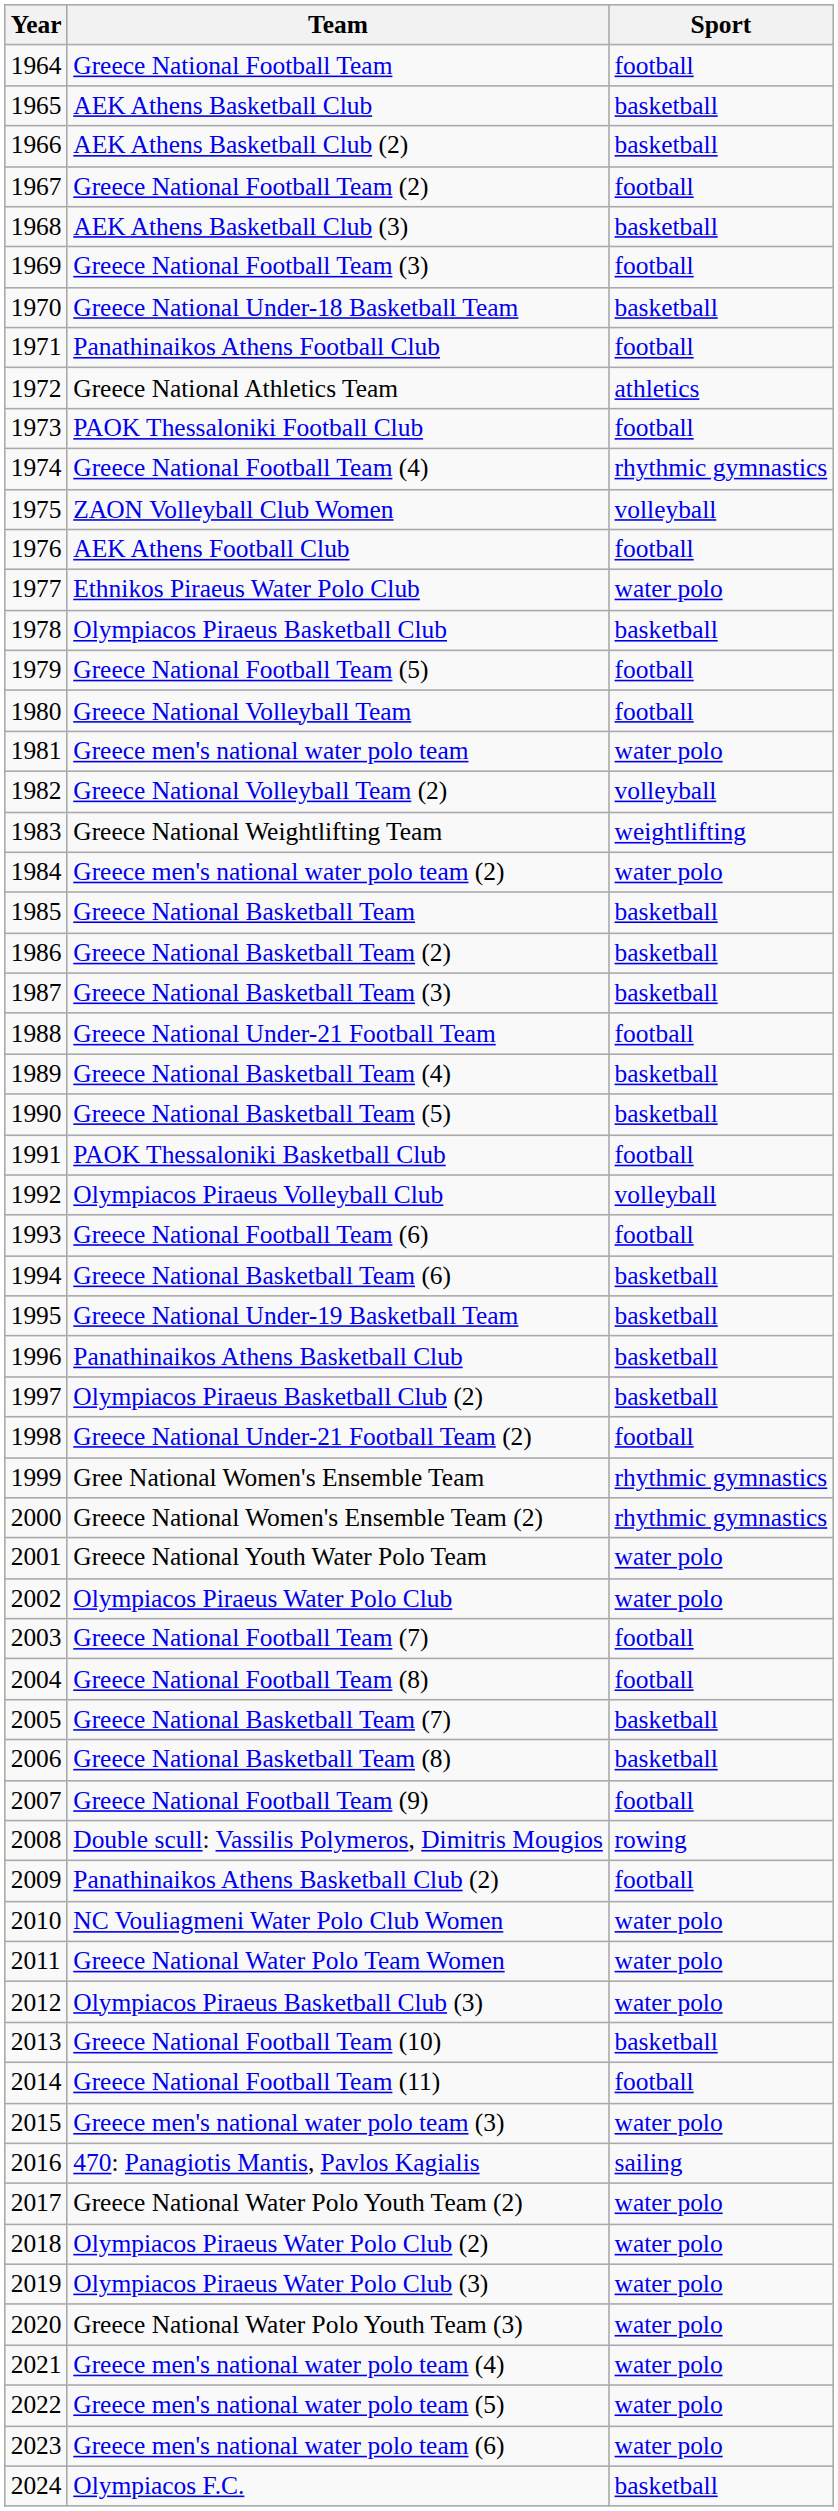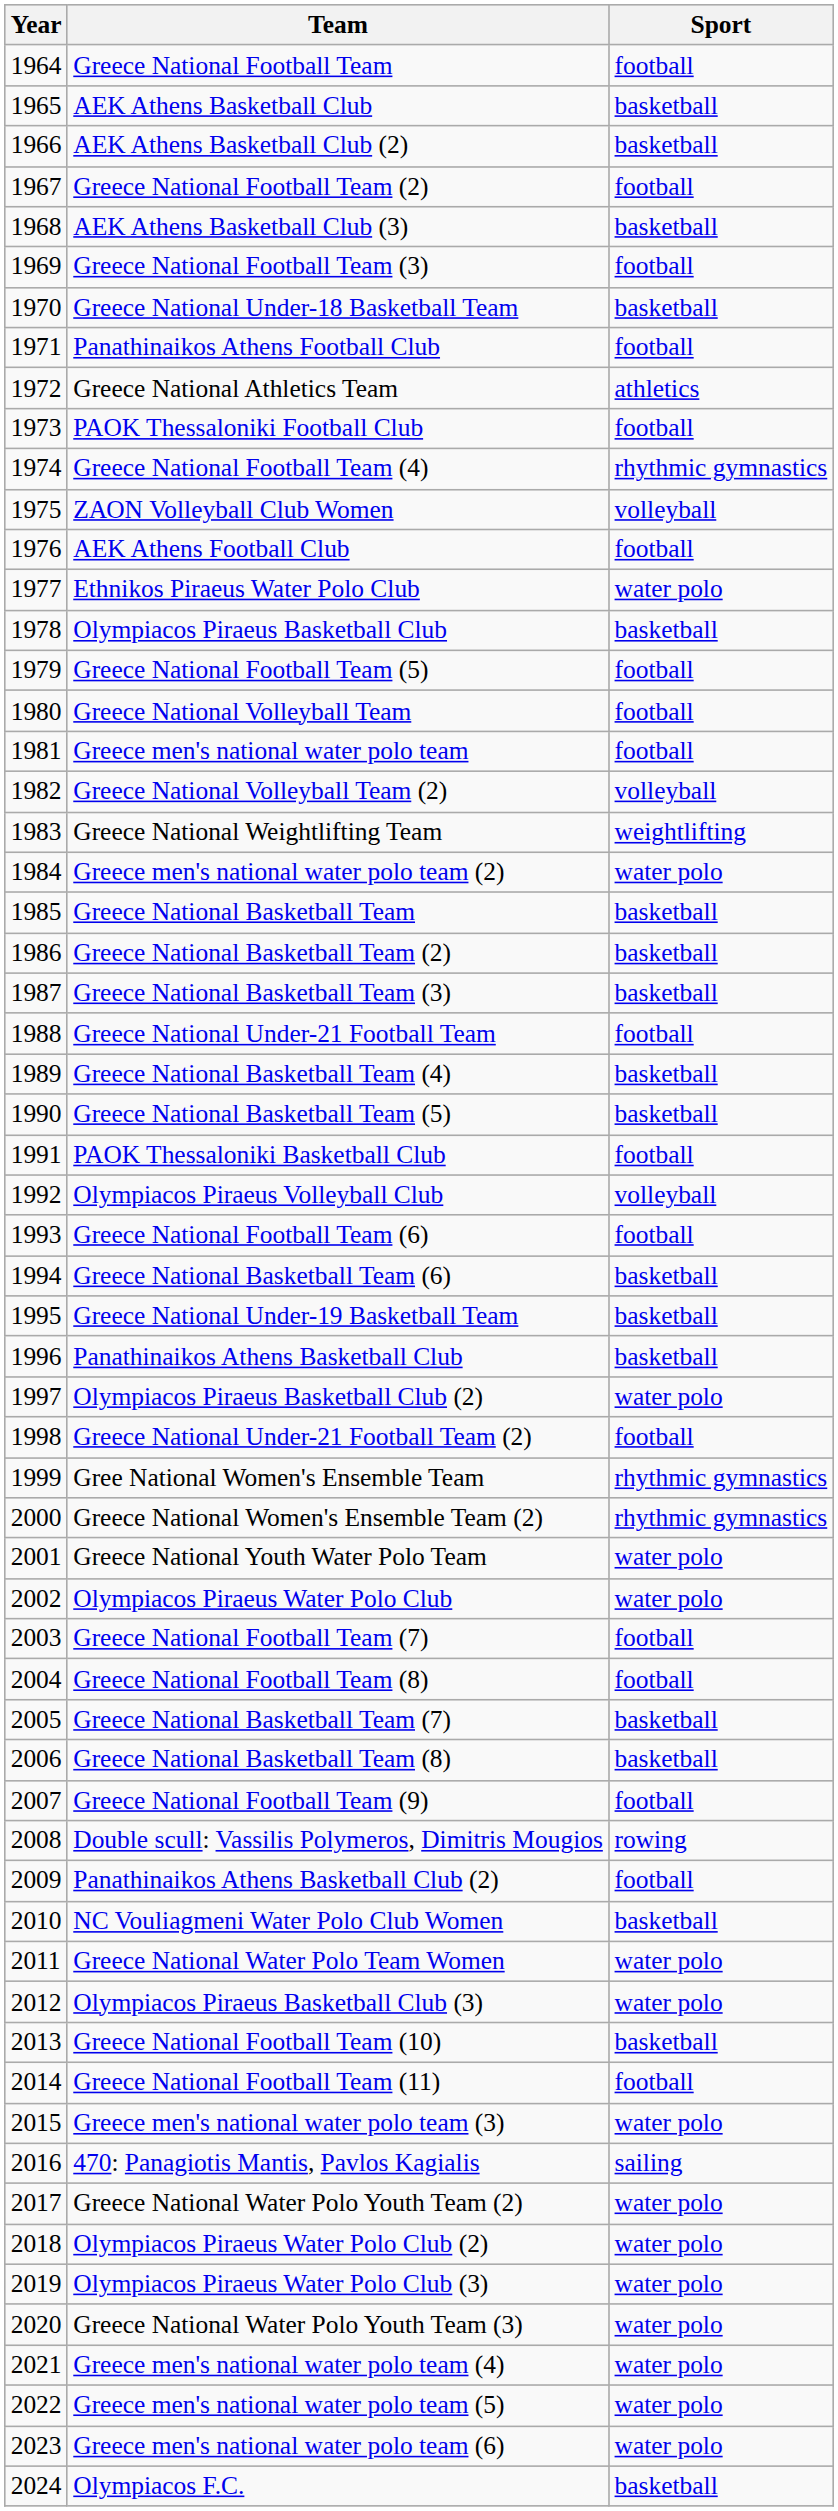(669, 750) water polo -> (654, 750) football
(666, 1396) basketball -> (669, 1396) water polo
(669, 1920) water polo -> (666, 1920) basketball
